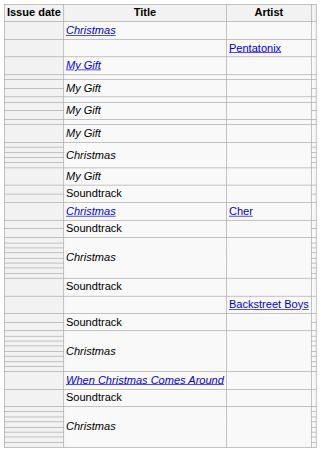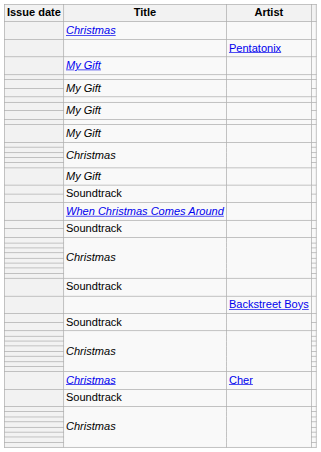rows swapped: (145, 380) <-> (91, 211)
